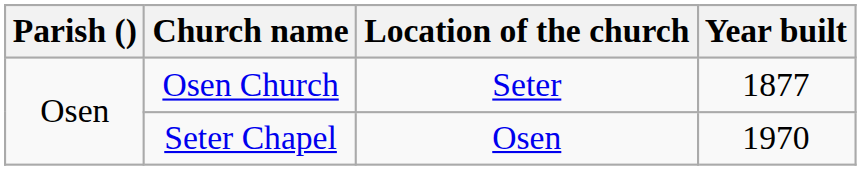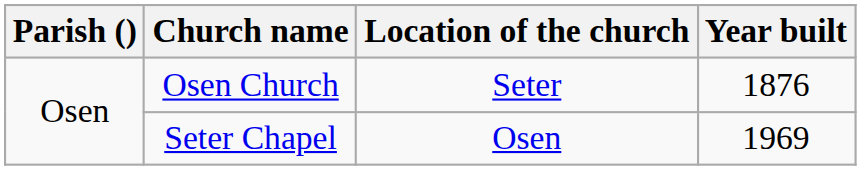(776, 84) 1877 -> (776, 84) 1876
(776, 137) 1970 -> (776, 137) 1969
